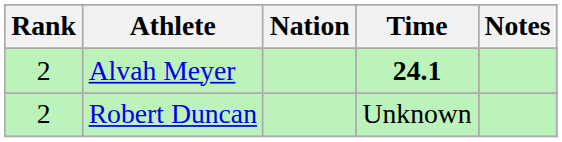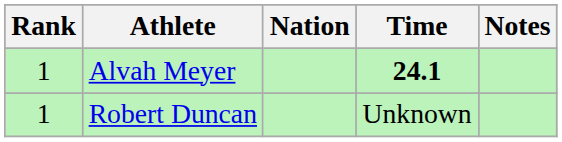(44, 70) 2 -> (44, 70) 1
(44, 114) 2 -> (44, 114) 1
